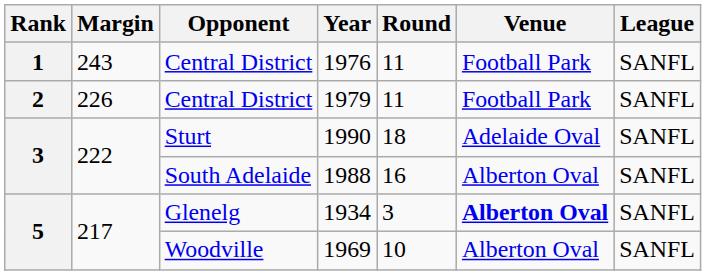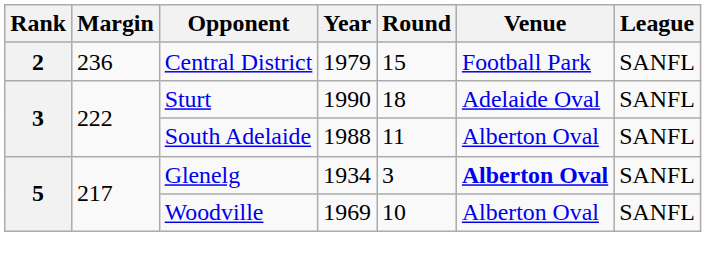- row: (38, 61)
(95, 99) 226 -> (95, 61) 236
(393, 99) 11 -> (394, 61) 15
(394, 174) 16 -> (393, 136) 11
